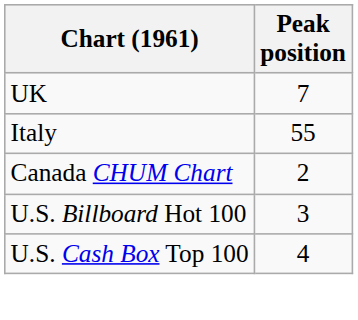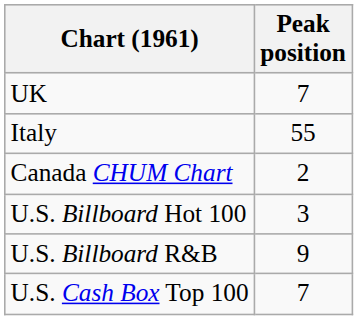+ row: (114, 253)
(303, 253) 4 -> (303, 293) 7
